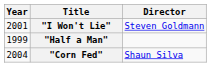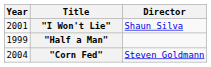(164, 26) Steven Goldmann -> (154, 26) Shaun Silva
(154, 55) Shaun Silva -> (164, 55) Steven Goldmann
